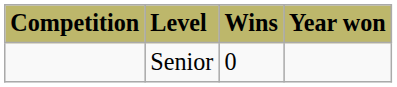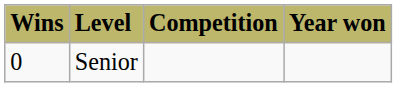columns swapped: (75, 23) <-> (251, 23)
